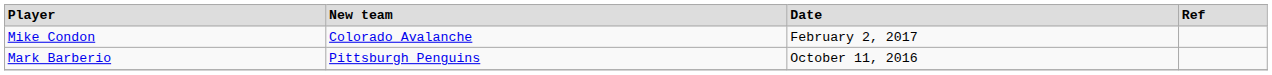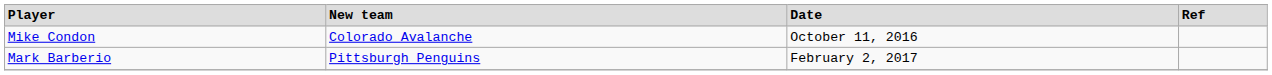(854, 37) February 2, 2017 -> (854, 37) October 11, 2016
(854, 59) October 11, 2016 -> (854, 59) February 2, 2017
